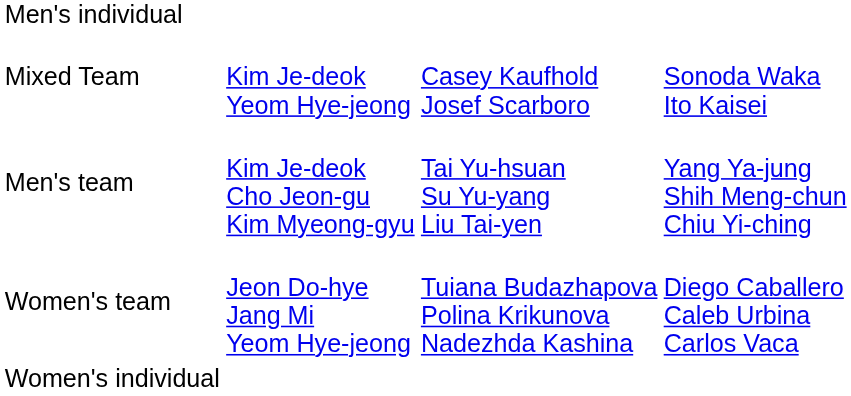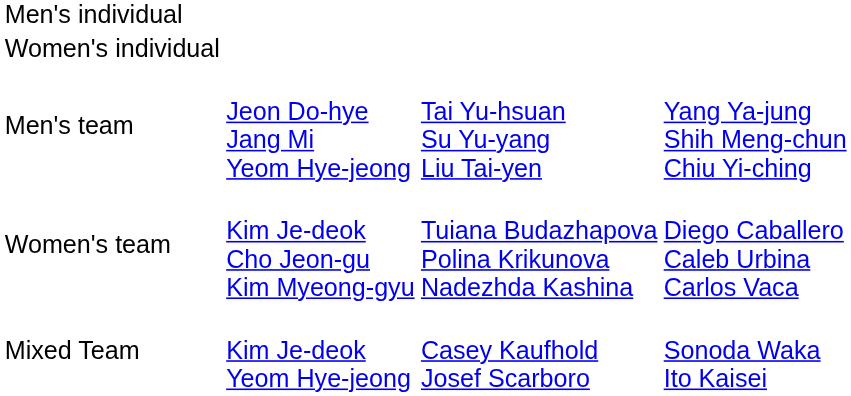rows swapped: (112, 378) <-> (72, 77)
(320, 196) Kim Je-deok Cho Jeon-gu Kim Myeong-gyu -> (319, 140) Jeon Do-hye Jang Mi Yeom Hye-jeong
(319, 315) Jeon Do-hye Jang Mi Yeom Hye-jeong -> (320, 259) Kim Je-deok Cho Jeon-gu Kim Myeong-gyu
